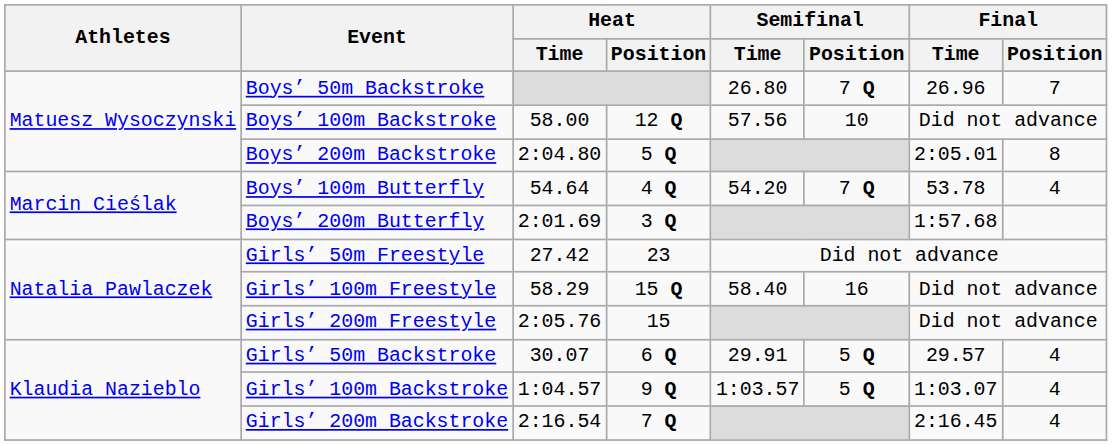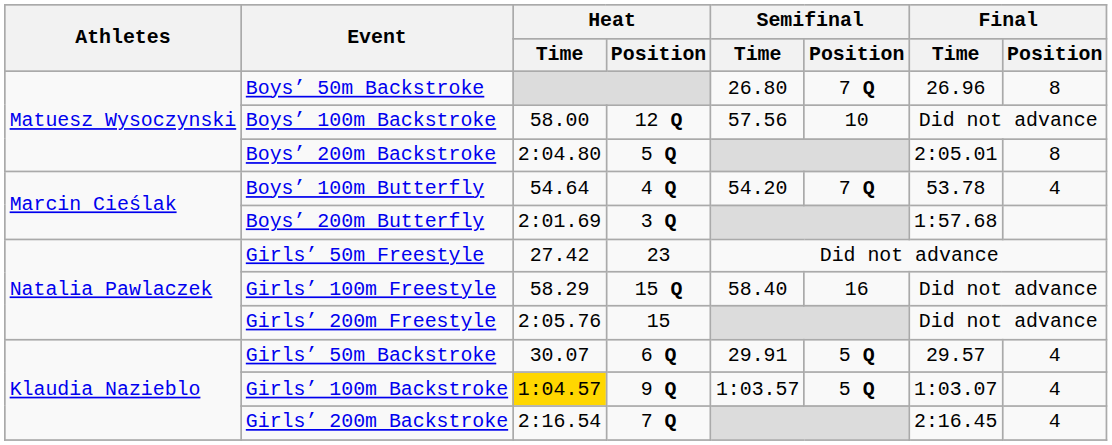(1055, 88) 7 -> (1055, 88) 8
(560, 389) no background -> (560, 389) gold background
